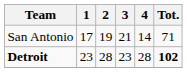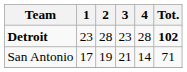rows swapped: (40, 36) <-> (28, 57)
